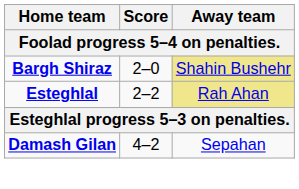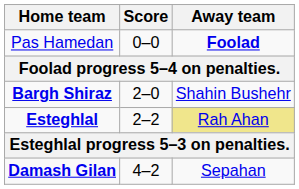+ row: (62, 42)
(233, 68) khaki background -> (233, 94) no background
